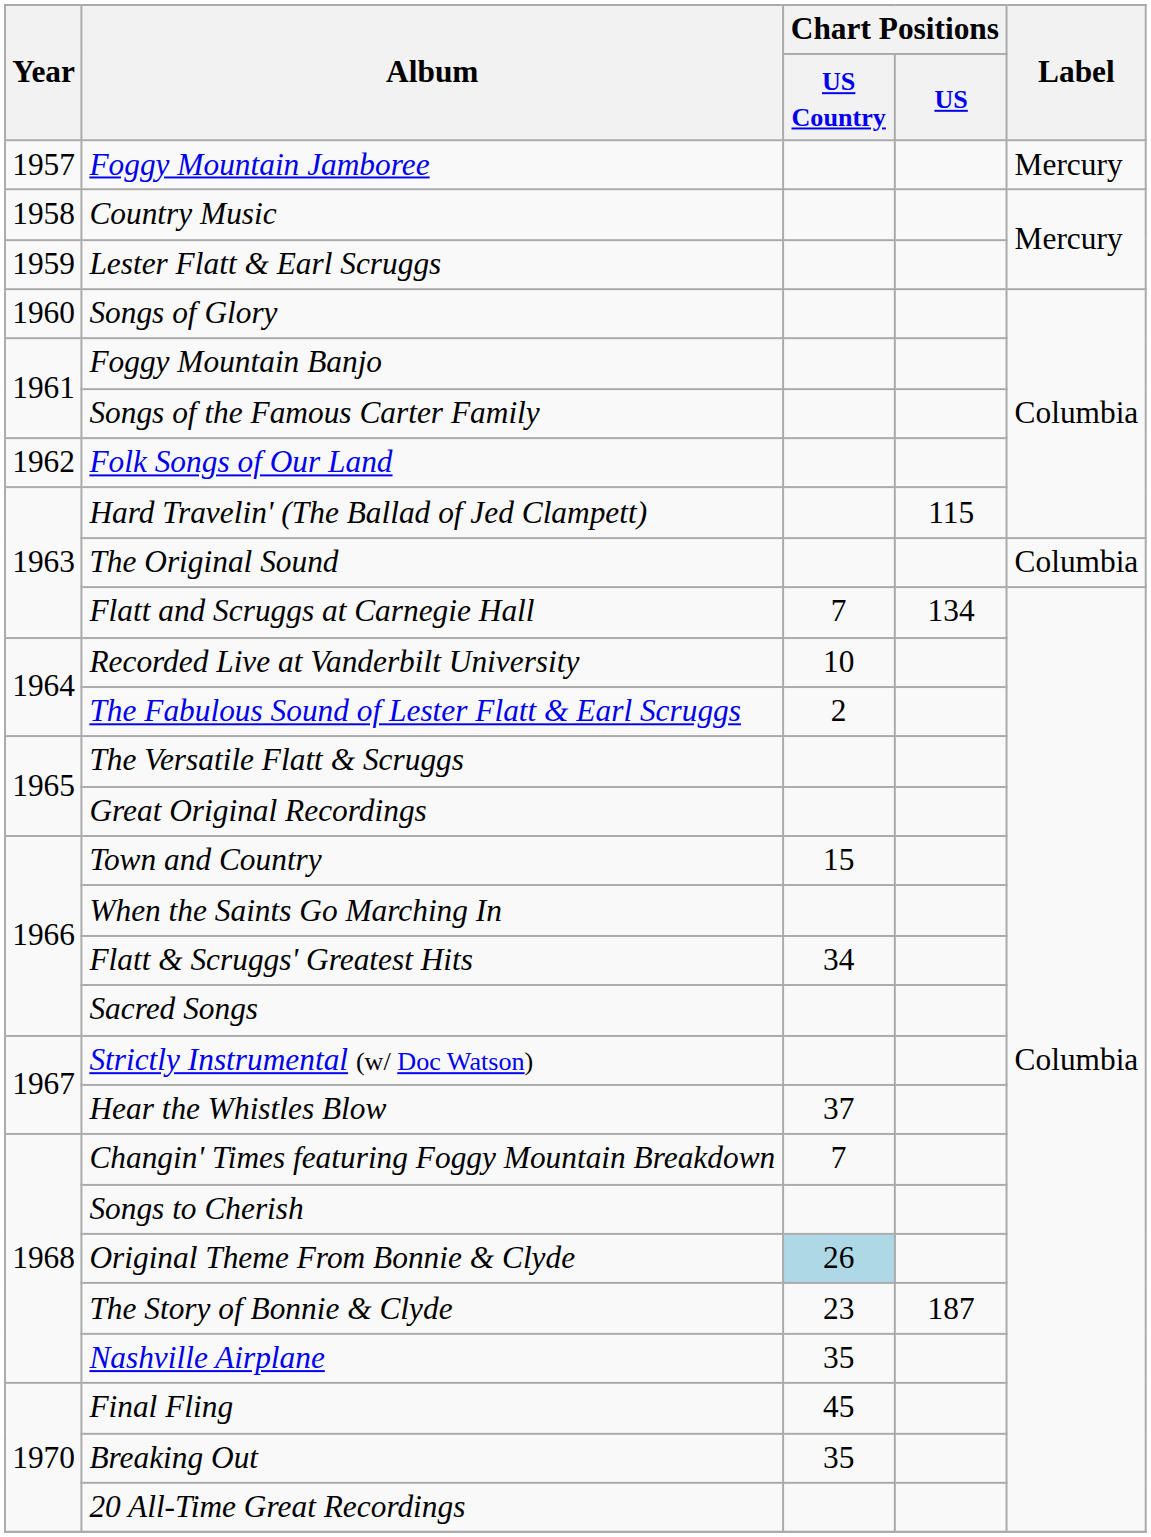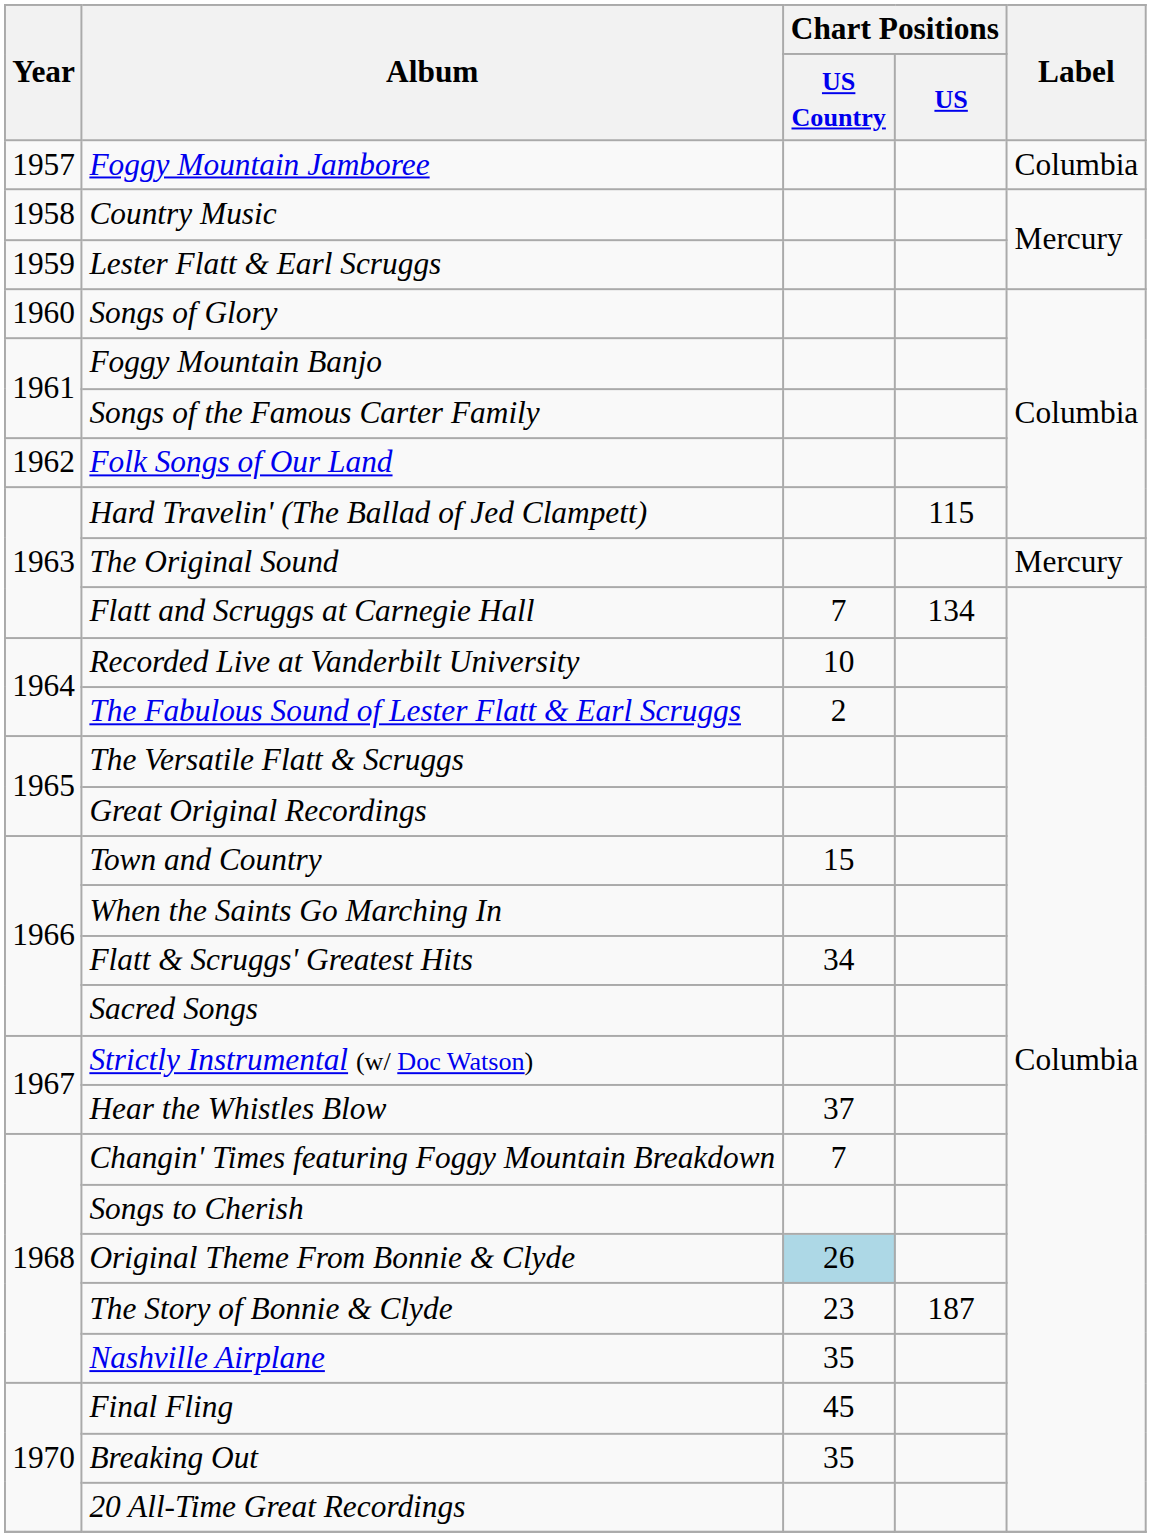(1069, 164) Mercury -> (1076, 164) Columbia
(1076, 561) Columbia -> (1069, 561) Mercury
